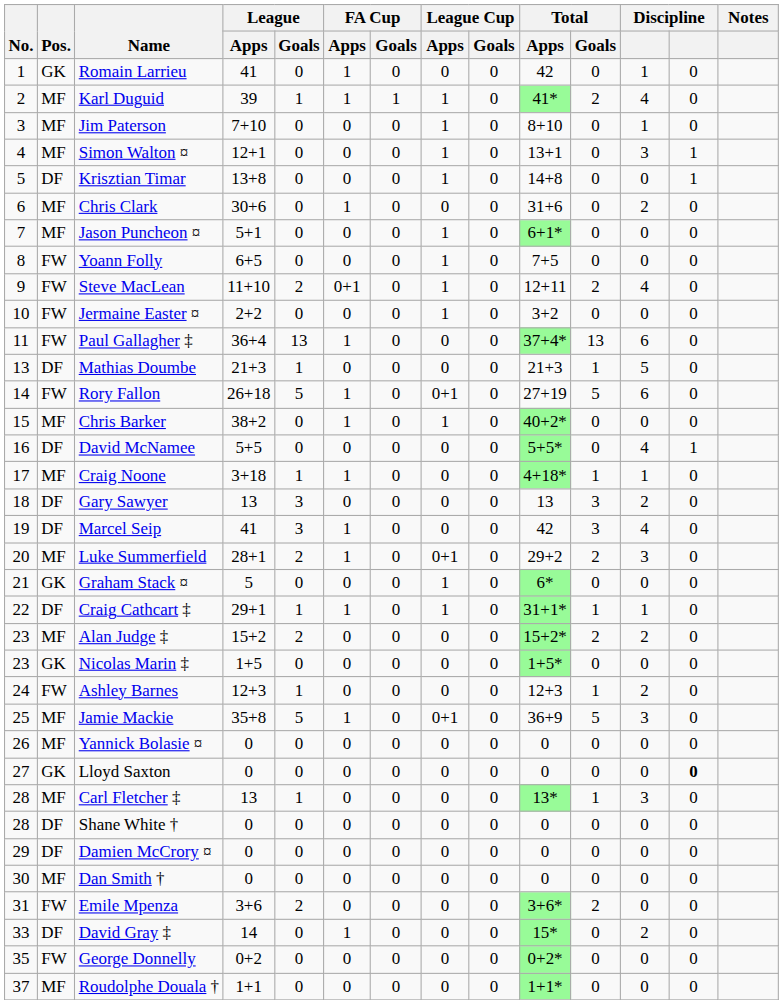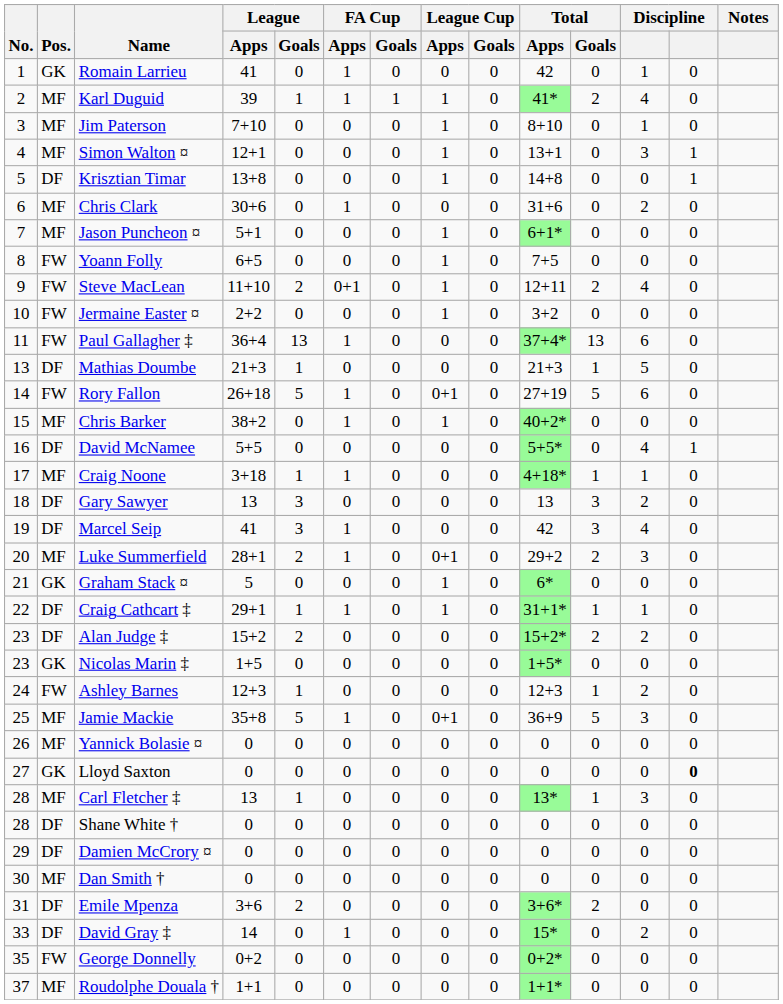(53, 636) MF -> (52, 636) DF
(54, 905) FW -> (52, 905) DF
